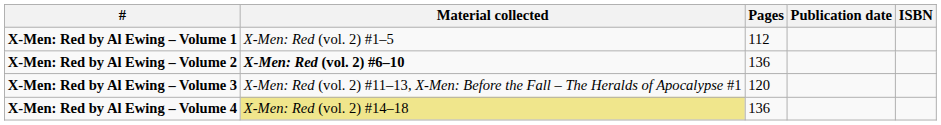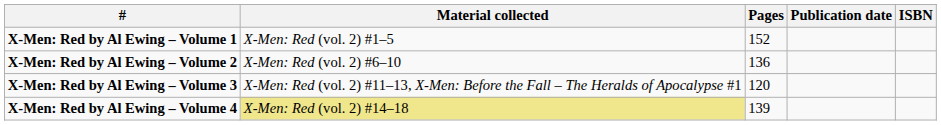(759, 39) 112 -> (759, 39) 152
(324, 62) bold -> (323, 62) normal
(759, 108) 136 -> (759, 108) 139
